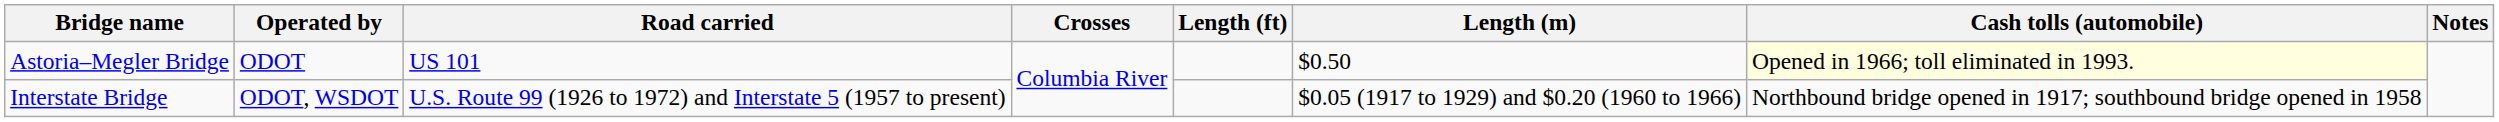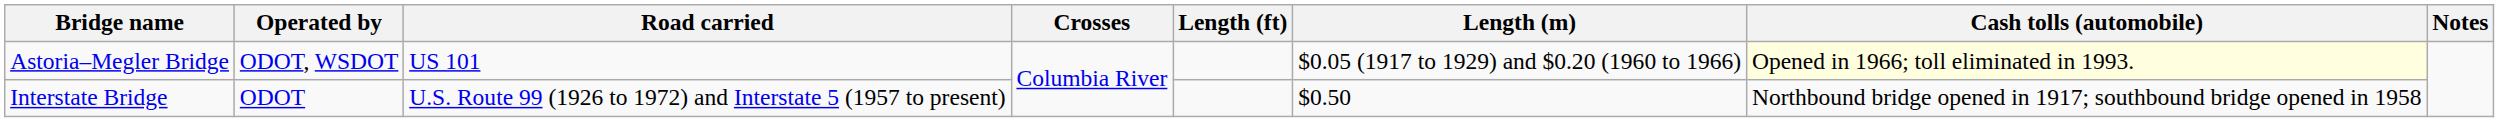(272, 60) ODOT -> (319, 60) ODOT, WSDOT
(1325, 60) $0.50 -> (1520, 60) $0.05 (1917 to 1929) and $0.20 (1960 to 1966)
(319, 97) ODOT, WSDOT -> (272, 97) ODOT
(1520, 97) $0.05 (1917 to 1929) and $0.20 (1960 to 1966) -> (1325, 97) $0.50
